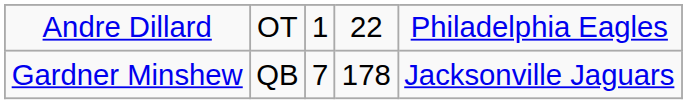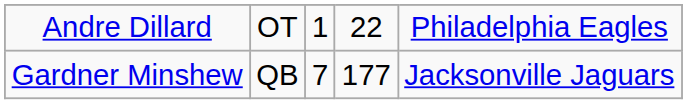(366, 74) 178 -> (366, 74) 177
